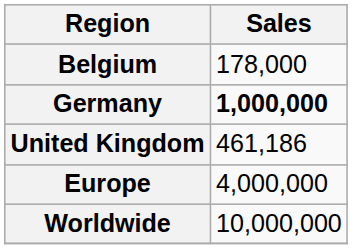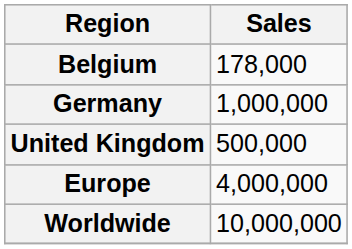(272, 104) bold -> (272, 104) normal
(262, 143) 461,186 -> (262, 143) 500,000
